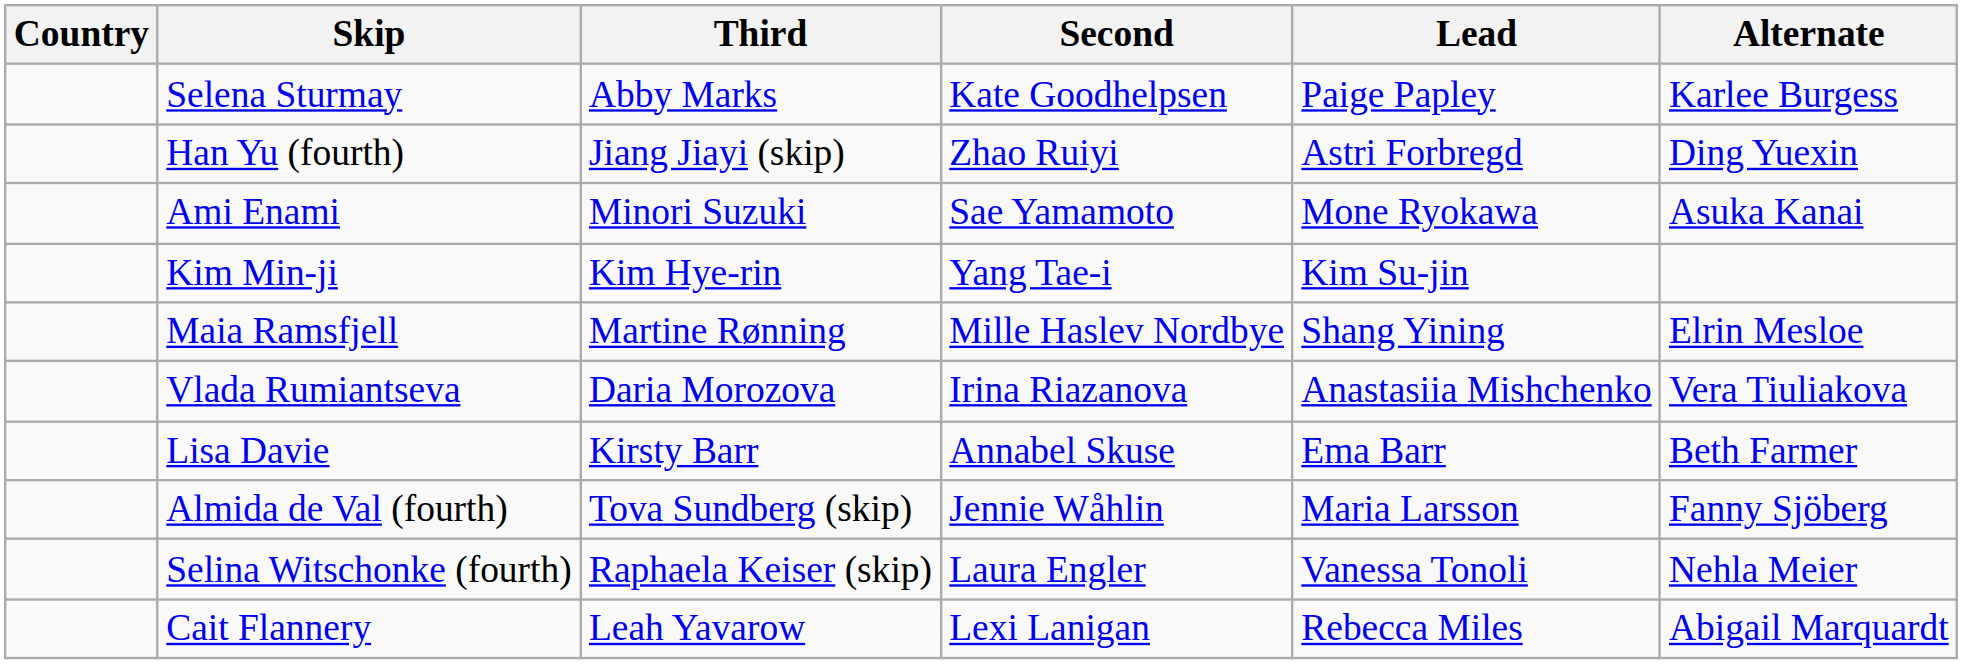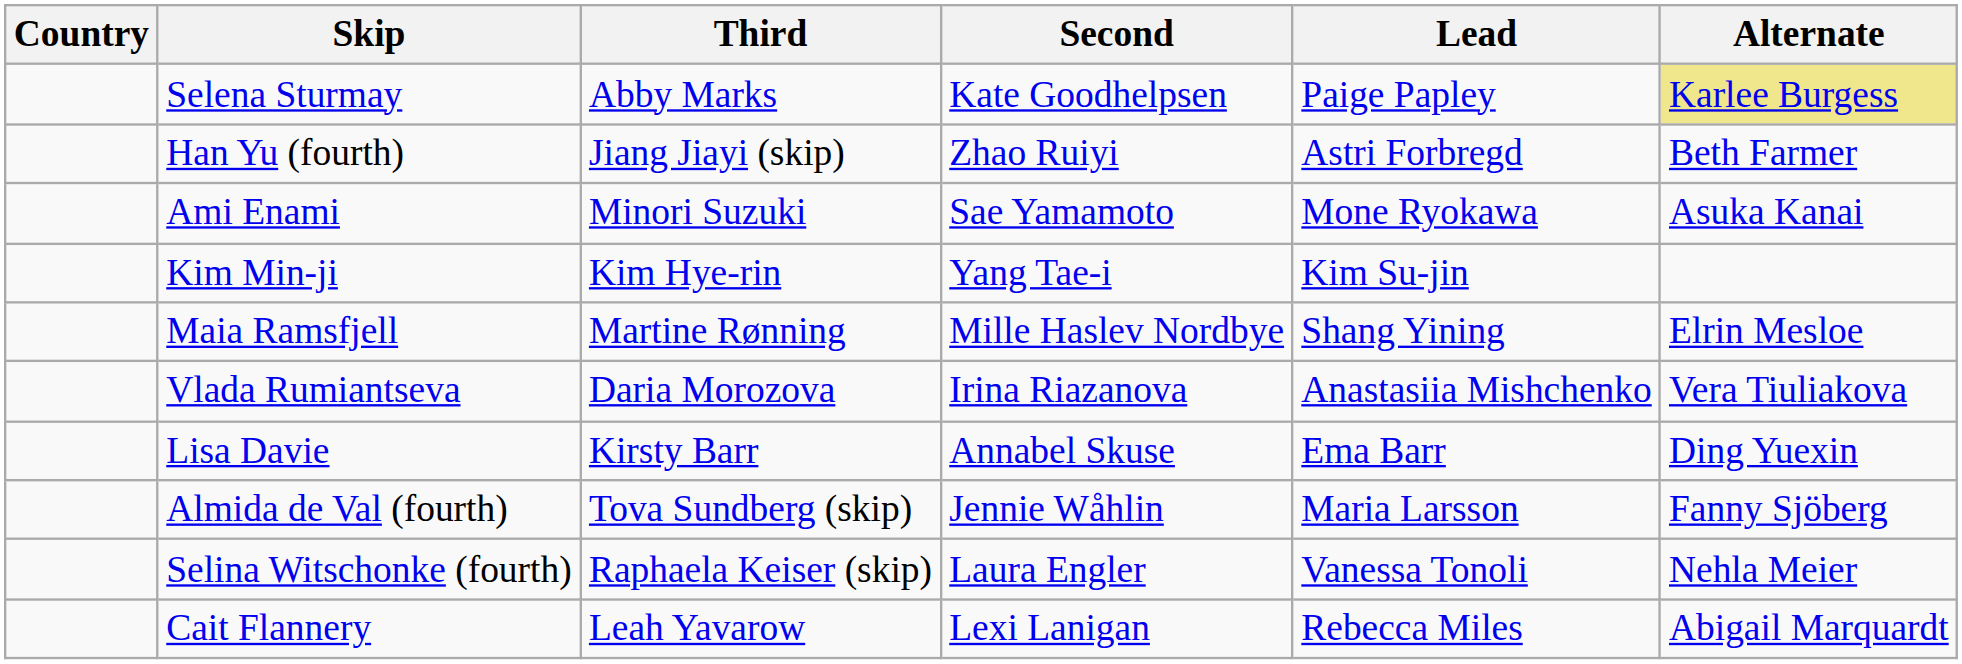(1784, 93) no background -> (1784, 93) khaki background
(1763, 152) Ding Yuexin -> (1763, 152) Beth Farmer
(1763, 449) Beth Farmer -> (1763, 449) Ding Yuexin
